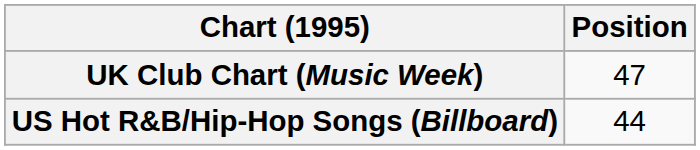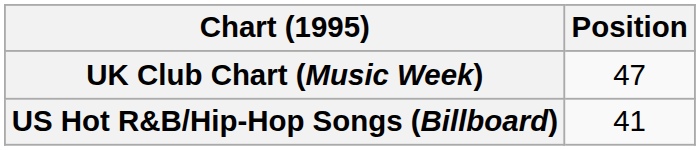(630, 121) 44 -> (630, 121) 41
